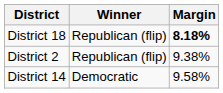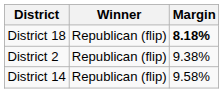(105, 77) Democratic -> (119, 77) Republican (flip)
